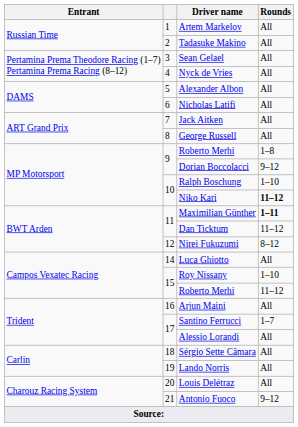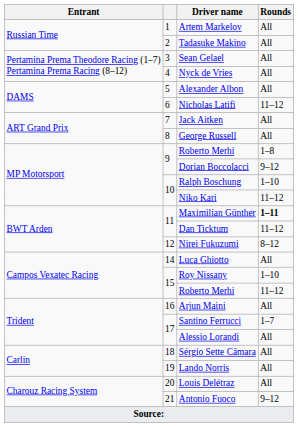(266, 104) All -> (272, 104) 11–12
(272, 197) bold -> (272, 197) normal
